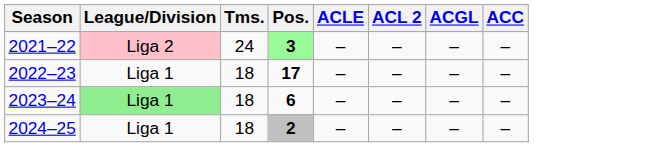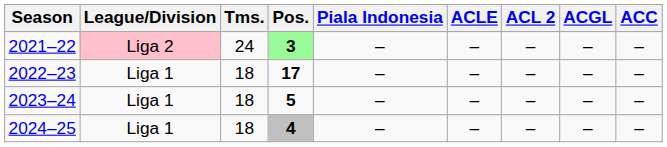+ column: (380, 18)
(150, 100) lightgreen background -> (150, 100) no background
(291, 100) 6 -> (291, 100) 5
(291, 127) 2 -> (291, 127) 4
